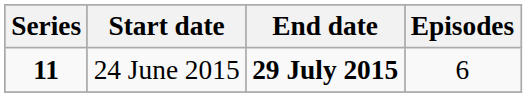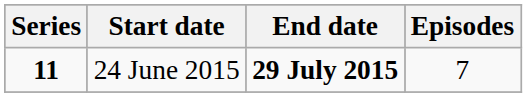(462, 69) 6 -> (462, 69) 7
